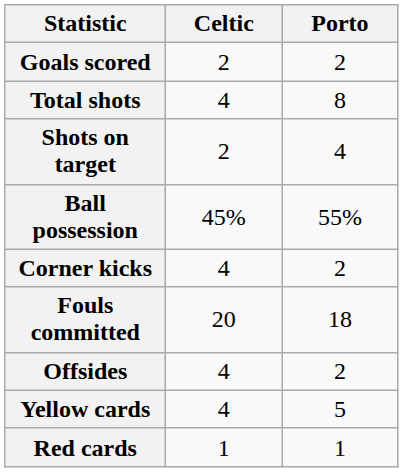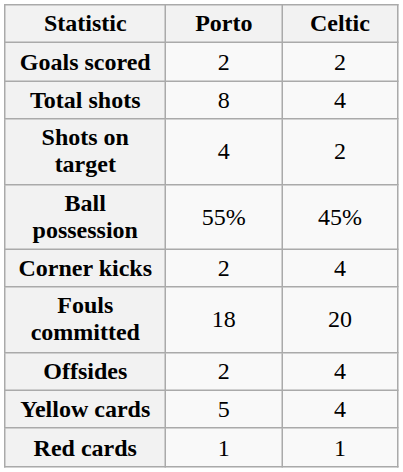columns swapped: (224, 23) <-> (340, 23)
